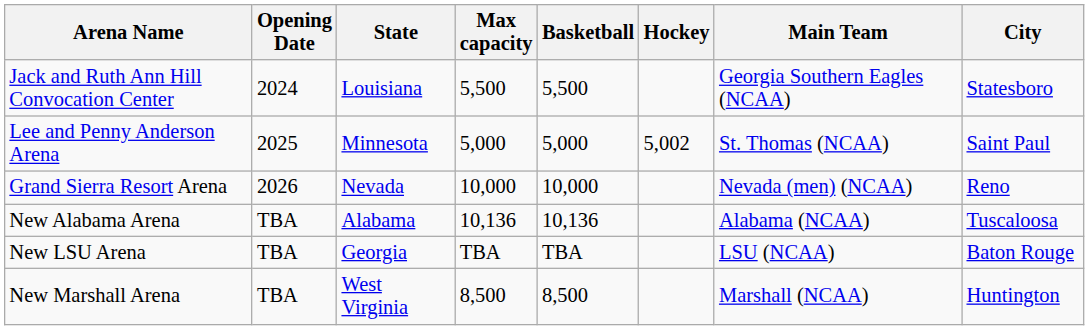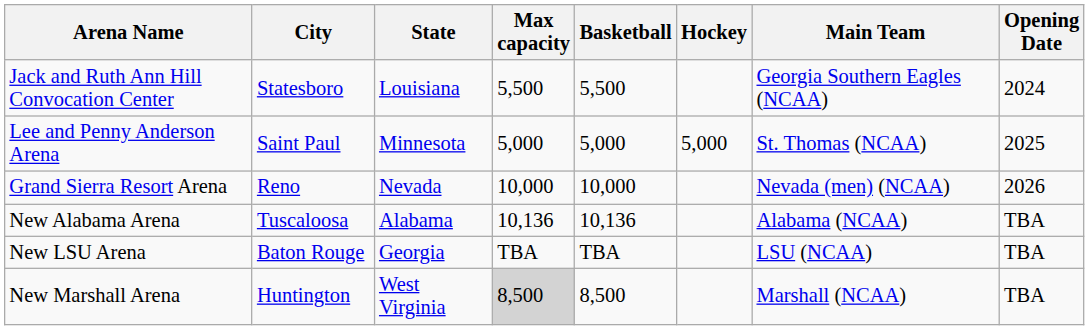columns swapped: (1023, 32) <-> (294, 32)
(667, 143) 5,002 -> (704, 143) 5,000
(483, 296) no background -> (520, 296) lightgrey background
